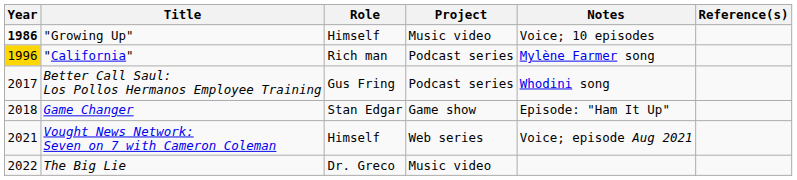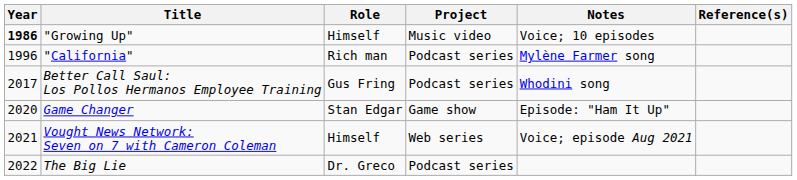(22, 55) gold background -> (22, 55) no background
(22, 110) 2018 -> (22, 110) 2020
(450, 165) Music video -> (461, 165) Podcast series
